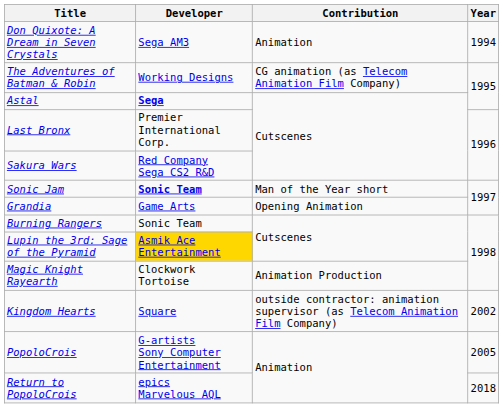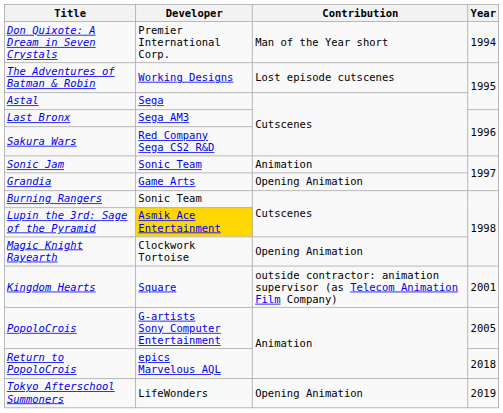(164, 42) Sega AM3 -> (180, 42) Premier International Corp.
(284, 42) Animation -> (322, 42) Man of the Year short
(331, 78) CG animation (as Telecom Animation Film Company) -> (325, 78) Lost episode cutscenes
(151, 101) bold -> (151, 101) normal
(180, 130) Premier International Corp. -> (164, 118) Sega AM3
(170, 189) bold -> (170, 165) normal
(322, 189) Man of the Year short -> (284, 165) Animation
(319, 276) Animation Production -> (309, 251) Opening Animation
(483, 311) 2002 -> (483, 287) 2001
+ row: (61, 393)
